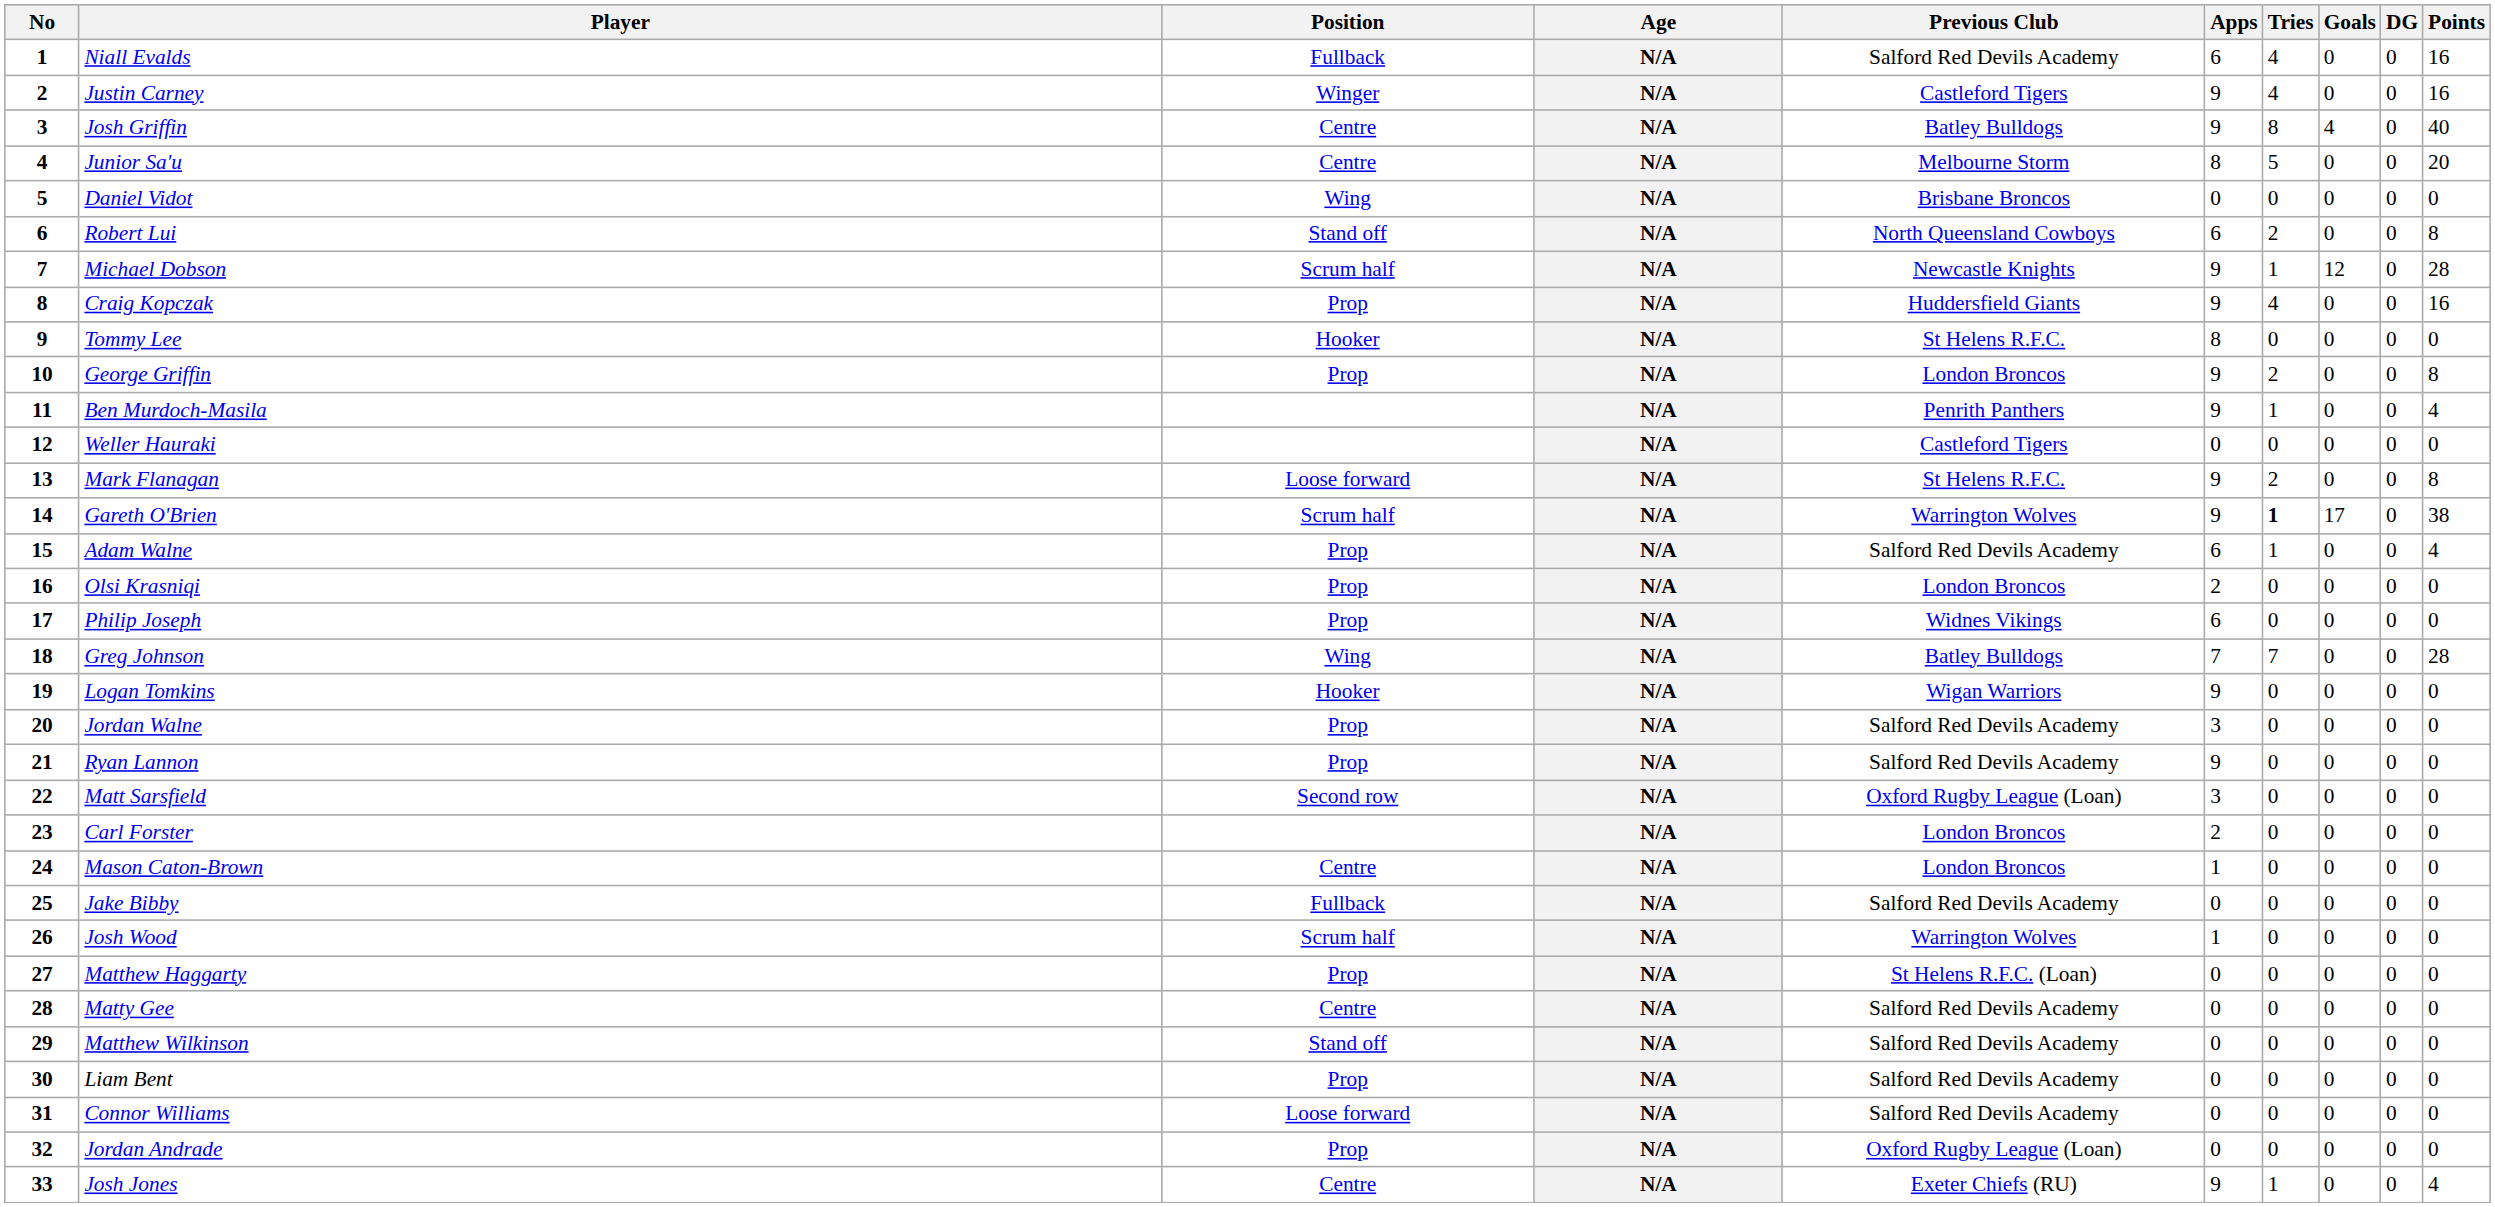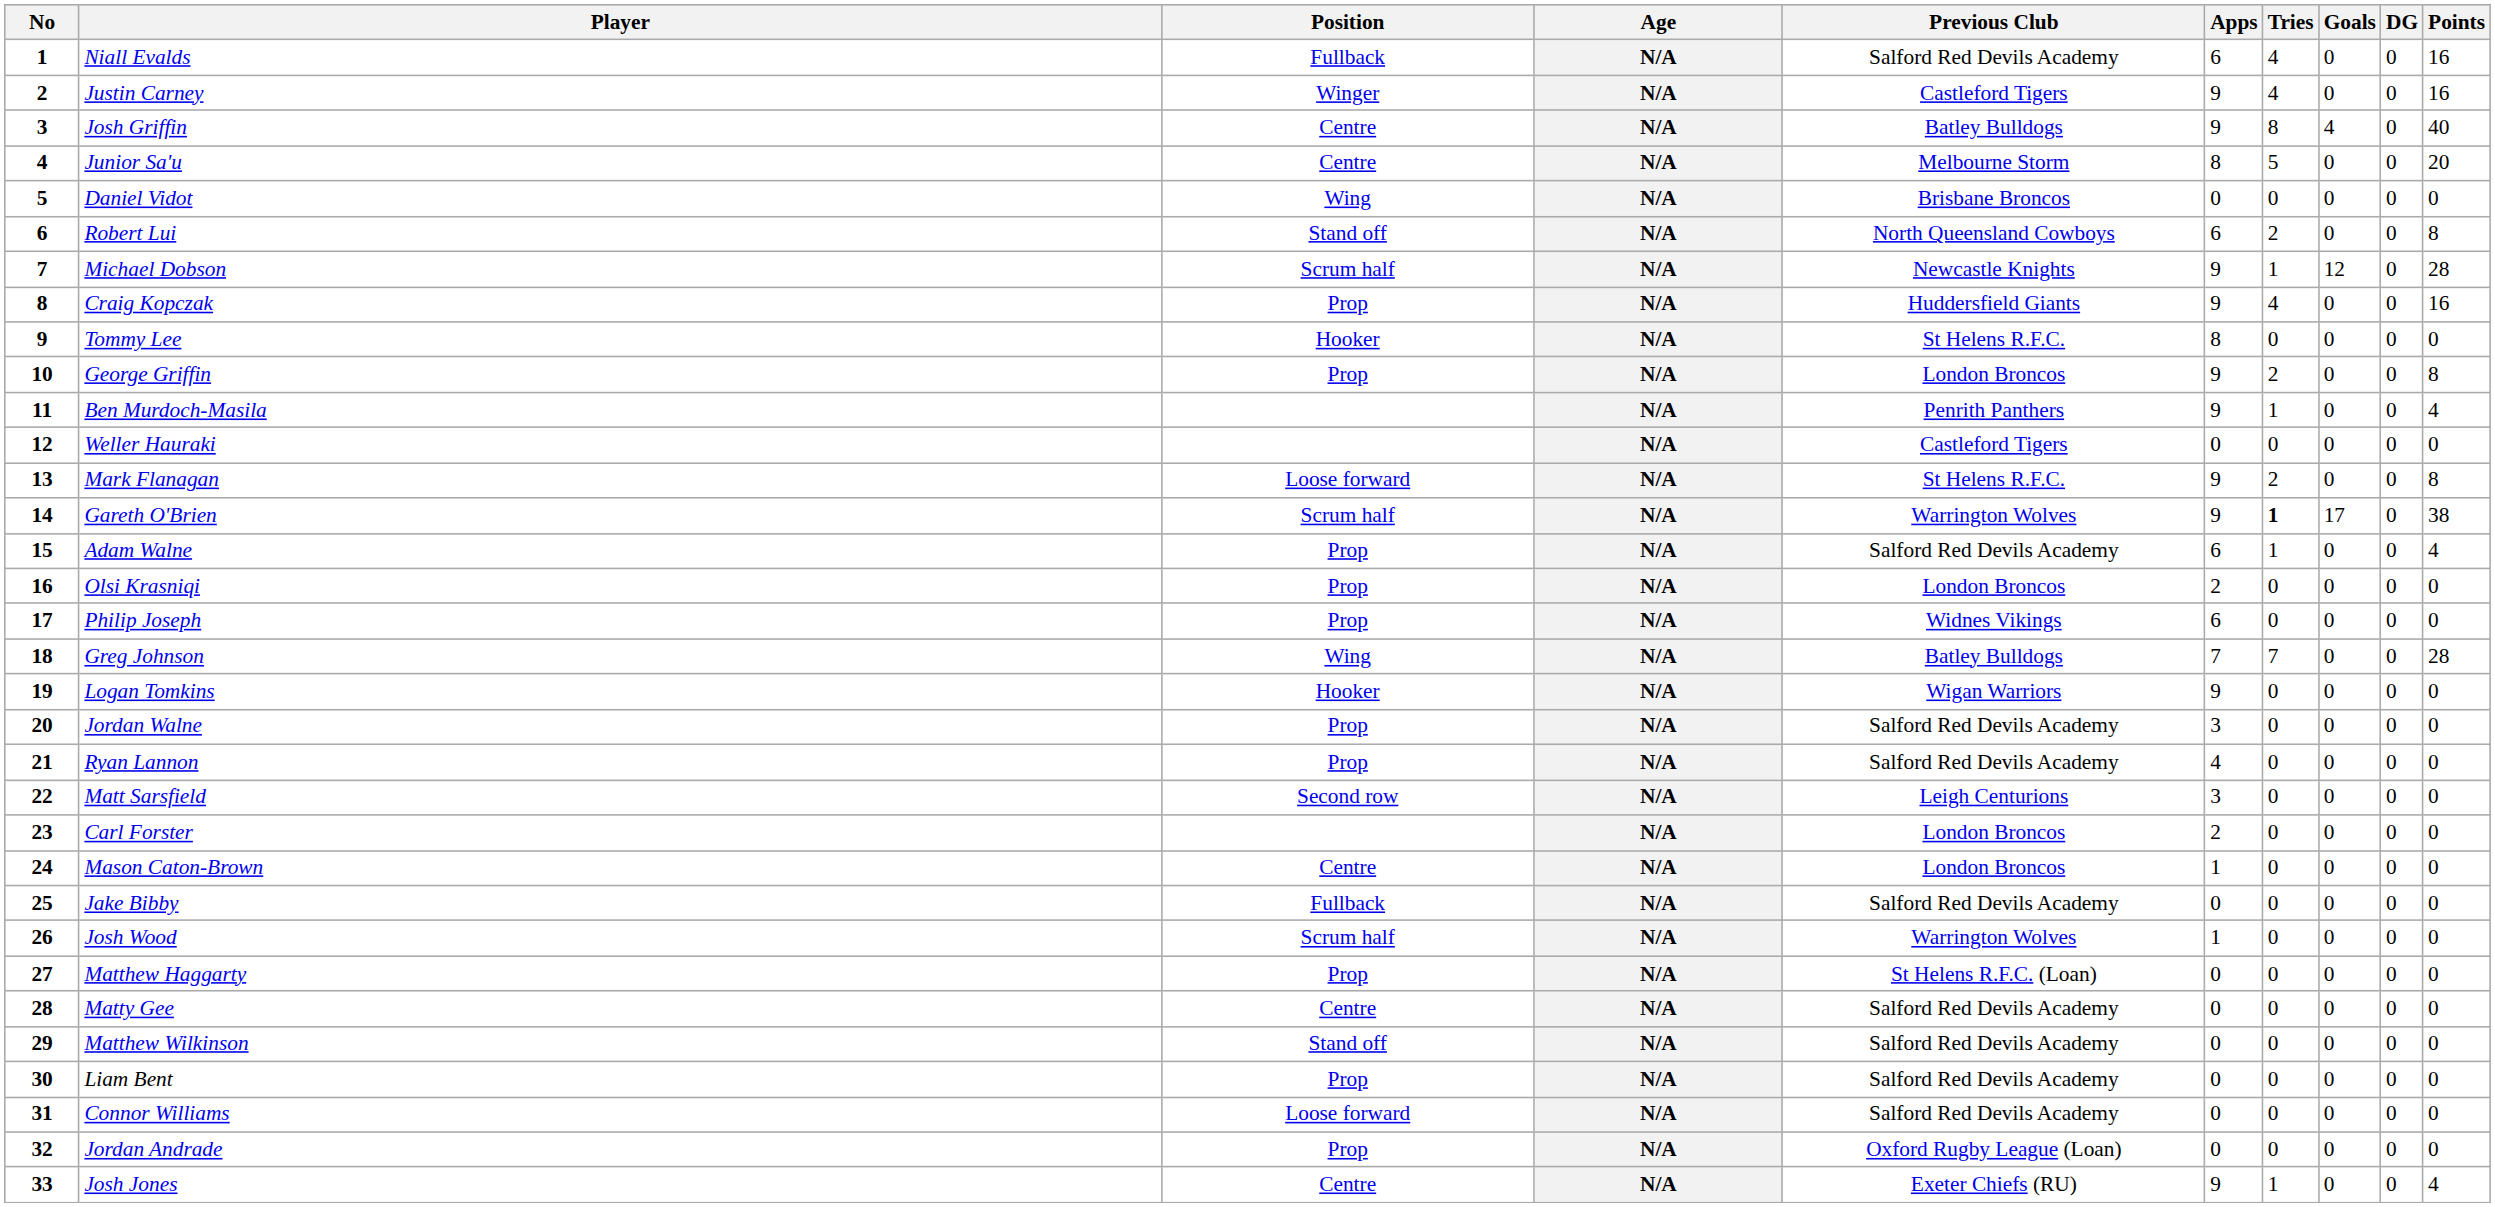(2216, 761) 9 -> (2216, 761) 4
(1994, 796) Oxford Rugby League (Loan) -> (1994, 796) Leigh Centurions
